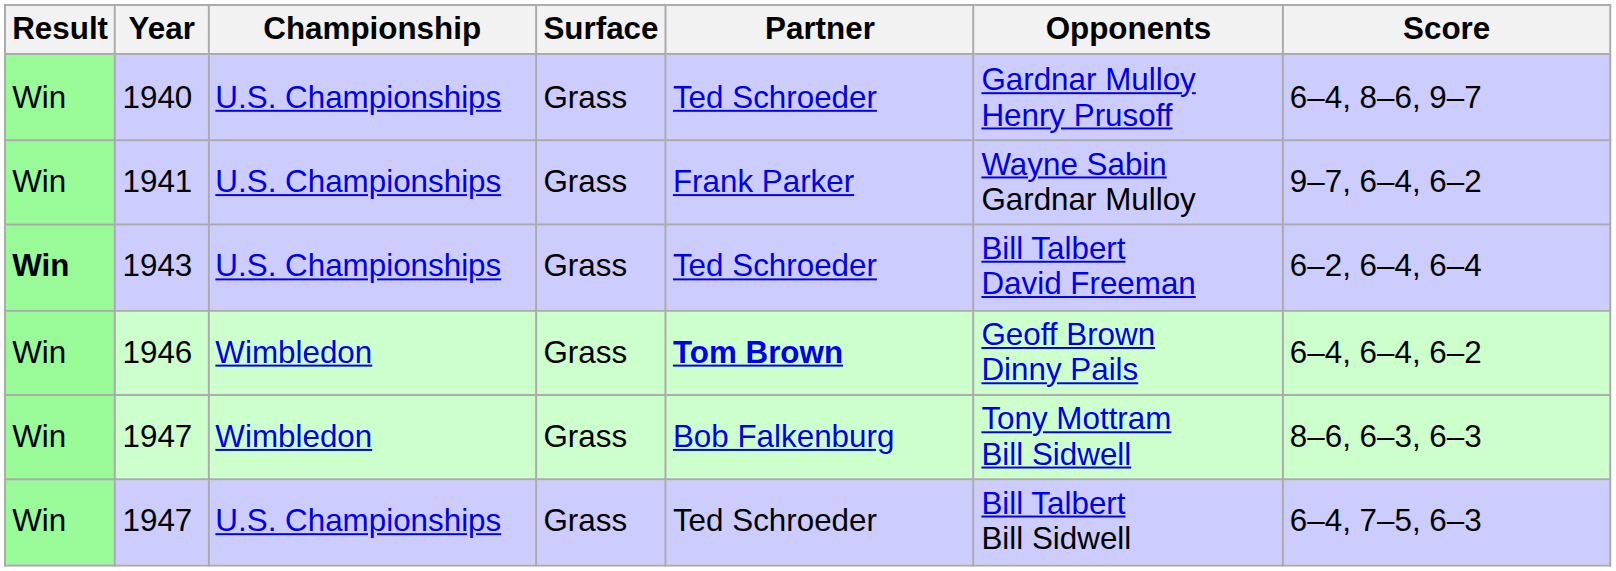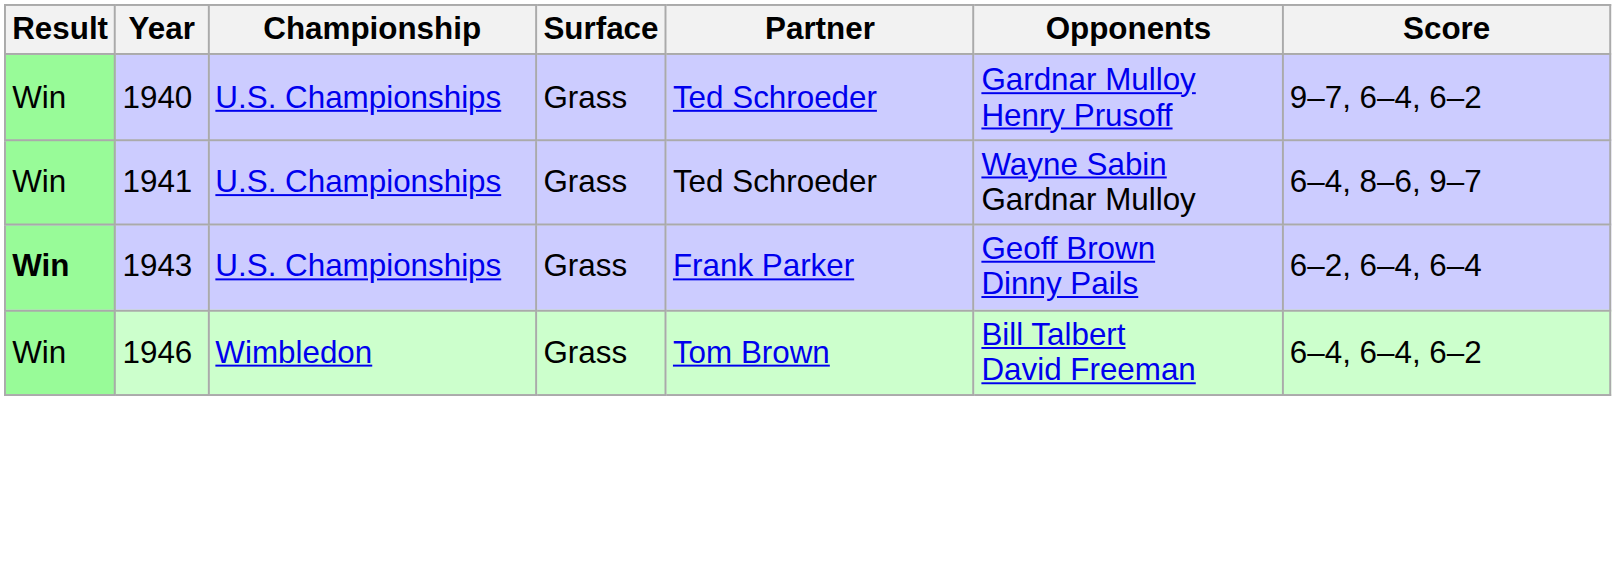(1386, 96) 6–4, 8–6, 9–7 -> (1386, 96) 9–7, 6–4, 6–2
(764, 181) Frank Parker -> (775, 181) Ted Schroeder
(1386, 181) 9–7, 6–4, 6–2 -> (1386, 181) 6–4, 8–6, 9–7
(775, 266) Ted Schroeder -> (764, 266) Frank Parker
(1089, 266) Bill Talbert David Freeman -> (1068, 266) Geoff Brown Dinny Pails
(758, 351) bold -> (751, 351) normal
(1068, 351) Geoff Brown Dinny Pails -> (1089, 351) Bill Talbert David Freeman
- row: (157, 436)
- row: (157, 521)
